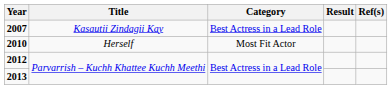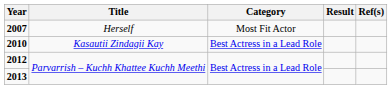(118, 28) Kasautii Zindagii Kay -> (118, 28) Herself
(266, 28) Best Actress in a Lead Role -> (266, 28) Most Fit Actor
(118, 44) Herself -> (118, 44) Kasautii Zindagii Kay
(266, 44) Most Fit Actor -> (266, 44) Best Actress in a Lead Role
